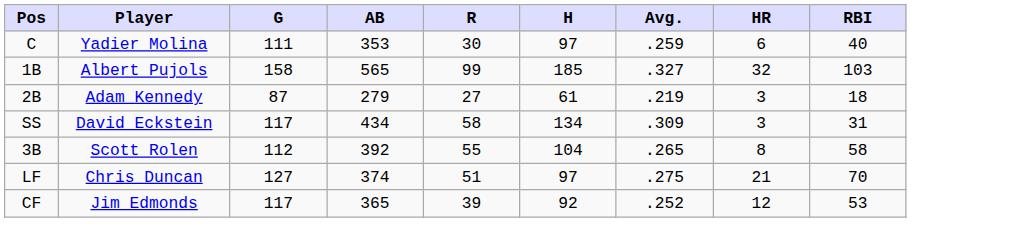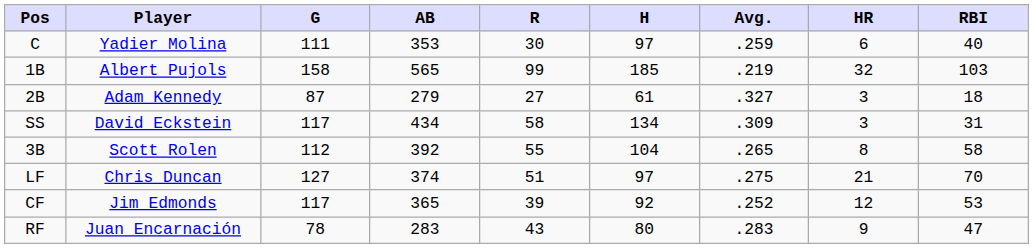(665, 71) .327 -> (754, 71) .219
(665, 97) .219 -> (754, 97) .327
+ row: (35, 230)
